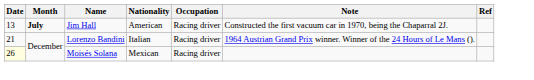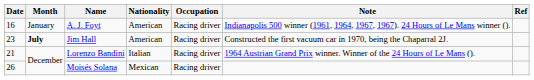+ row: (84, 25)
(11, 25) 13 -> (11, 39) 23
(11, 53) lightyellow background -> (11, 67) no background
